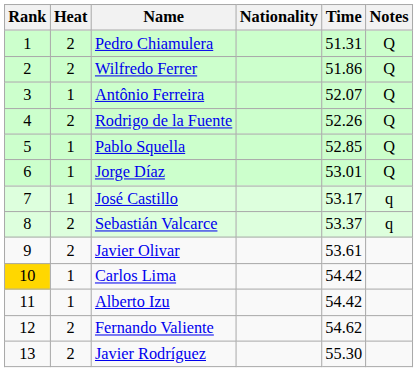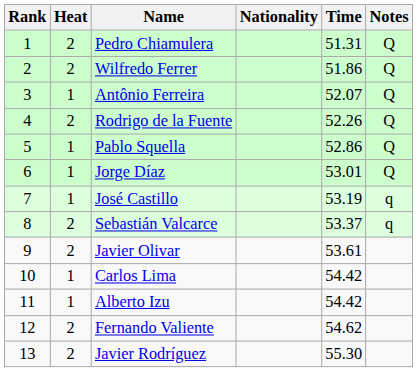(344, 146) 52.85 -> (344, 146) 52.86
(344, 198) 53.17 -> (344, 198) 53.19
(27, 276) gold background -> (27, 276) no background
